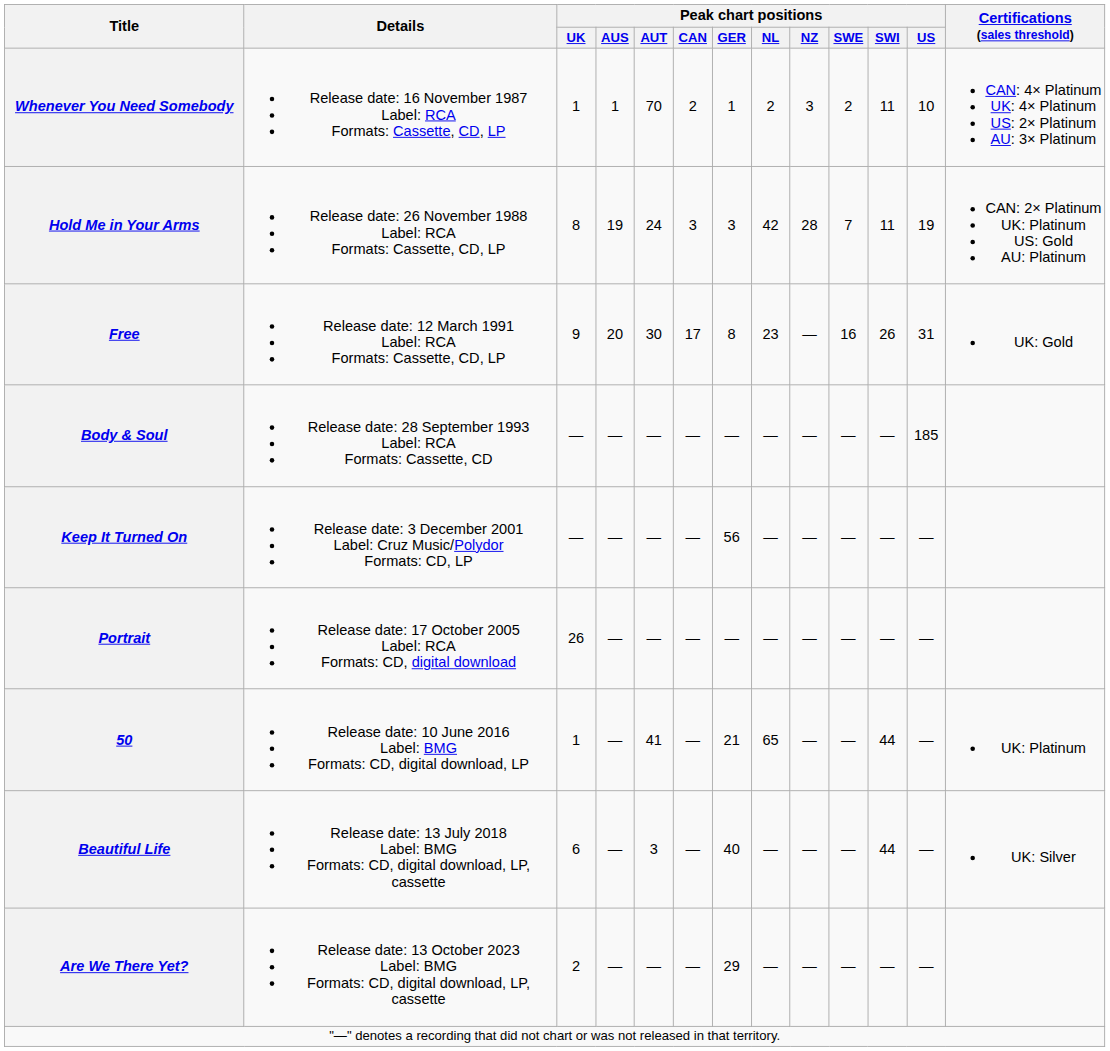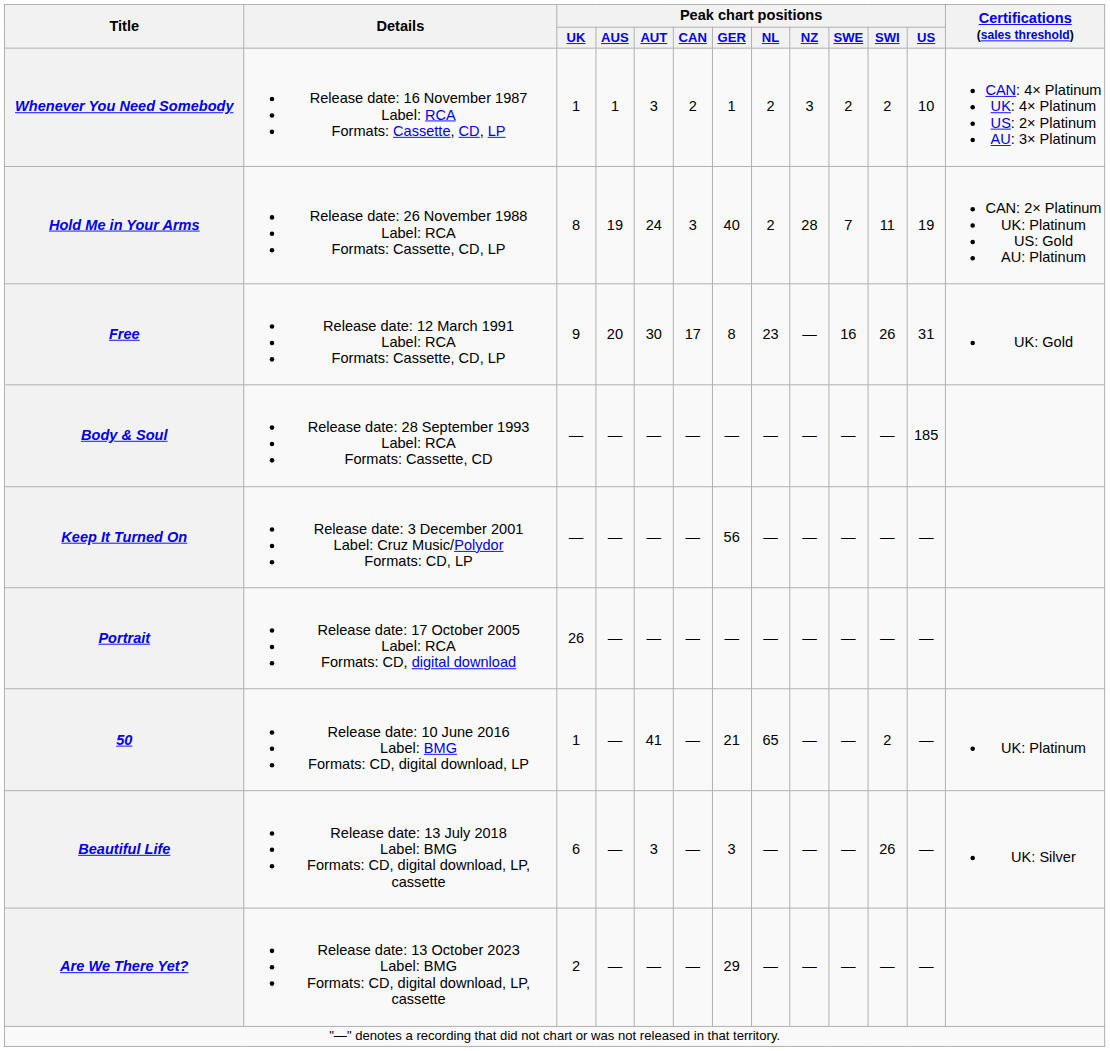(654, 107) 70 -> (654, 107) 3
(887, 107) 11 -> (887, 107) 2
(732, 224) 3 -> (732, 224) 40
(771, 224) 42 -> (771, 224) 2
(887, 739) 44 -> (887, 739) 2
(732, 849) 40 -> (732, 849) 3
(887, 849) 44 -> (887, 849) 26
